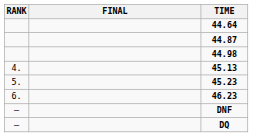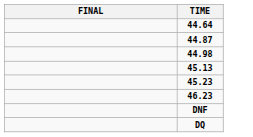- column: (17, 11)
